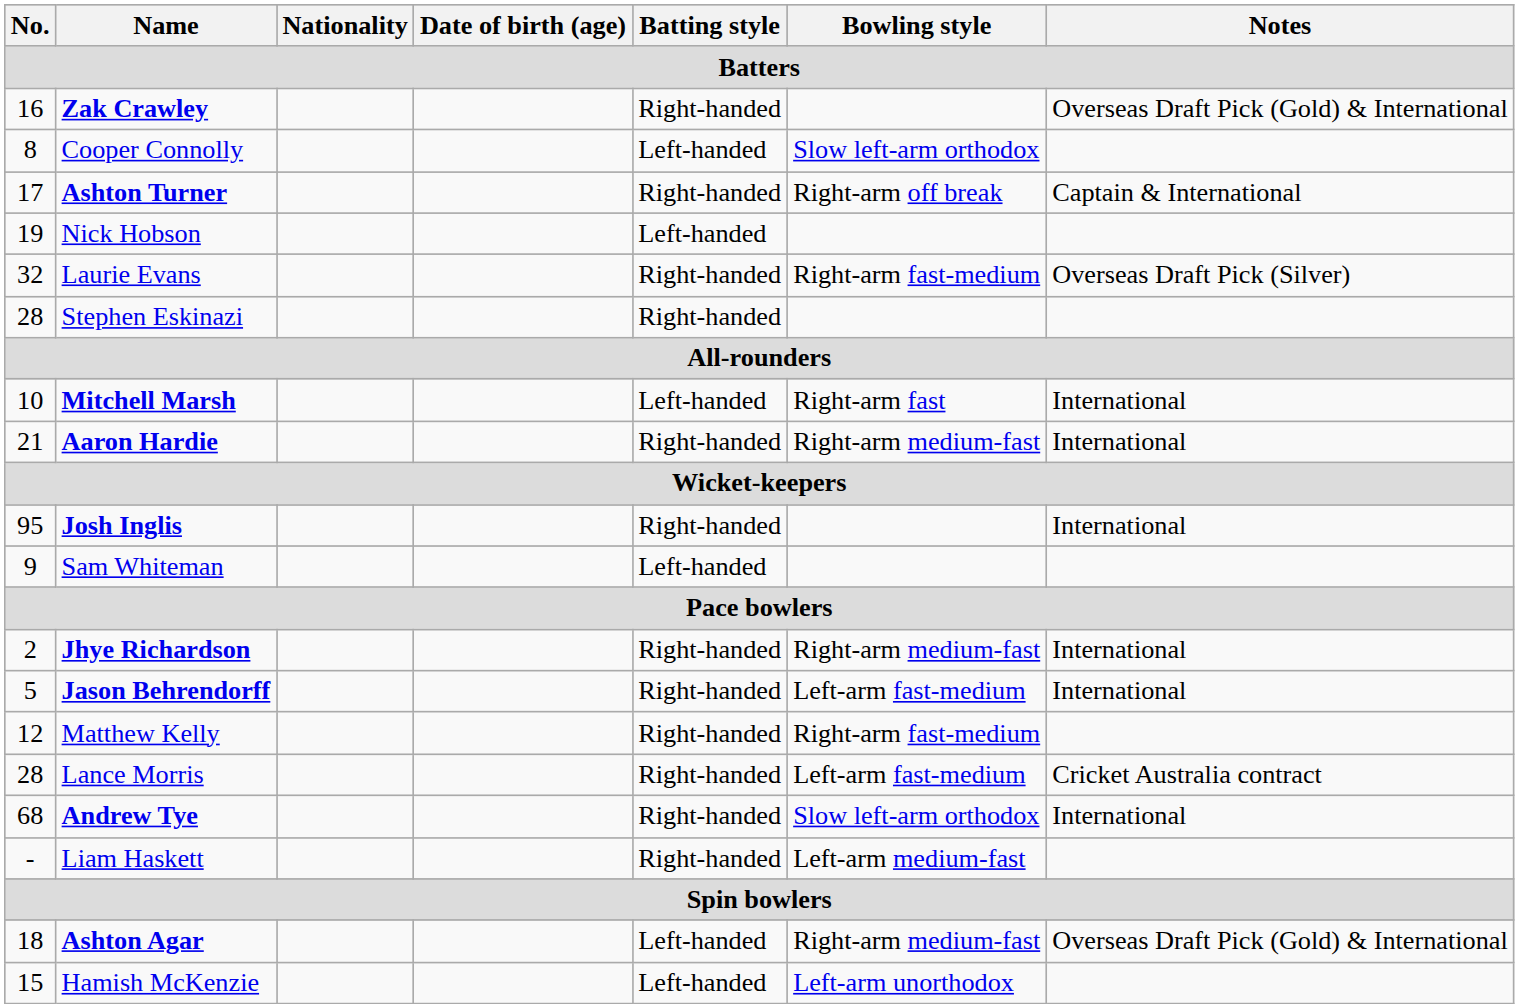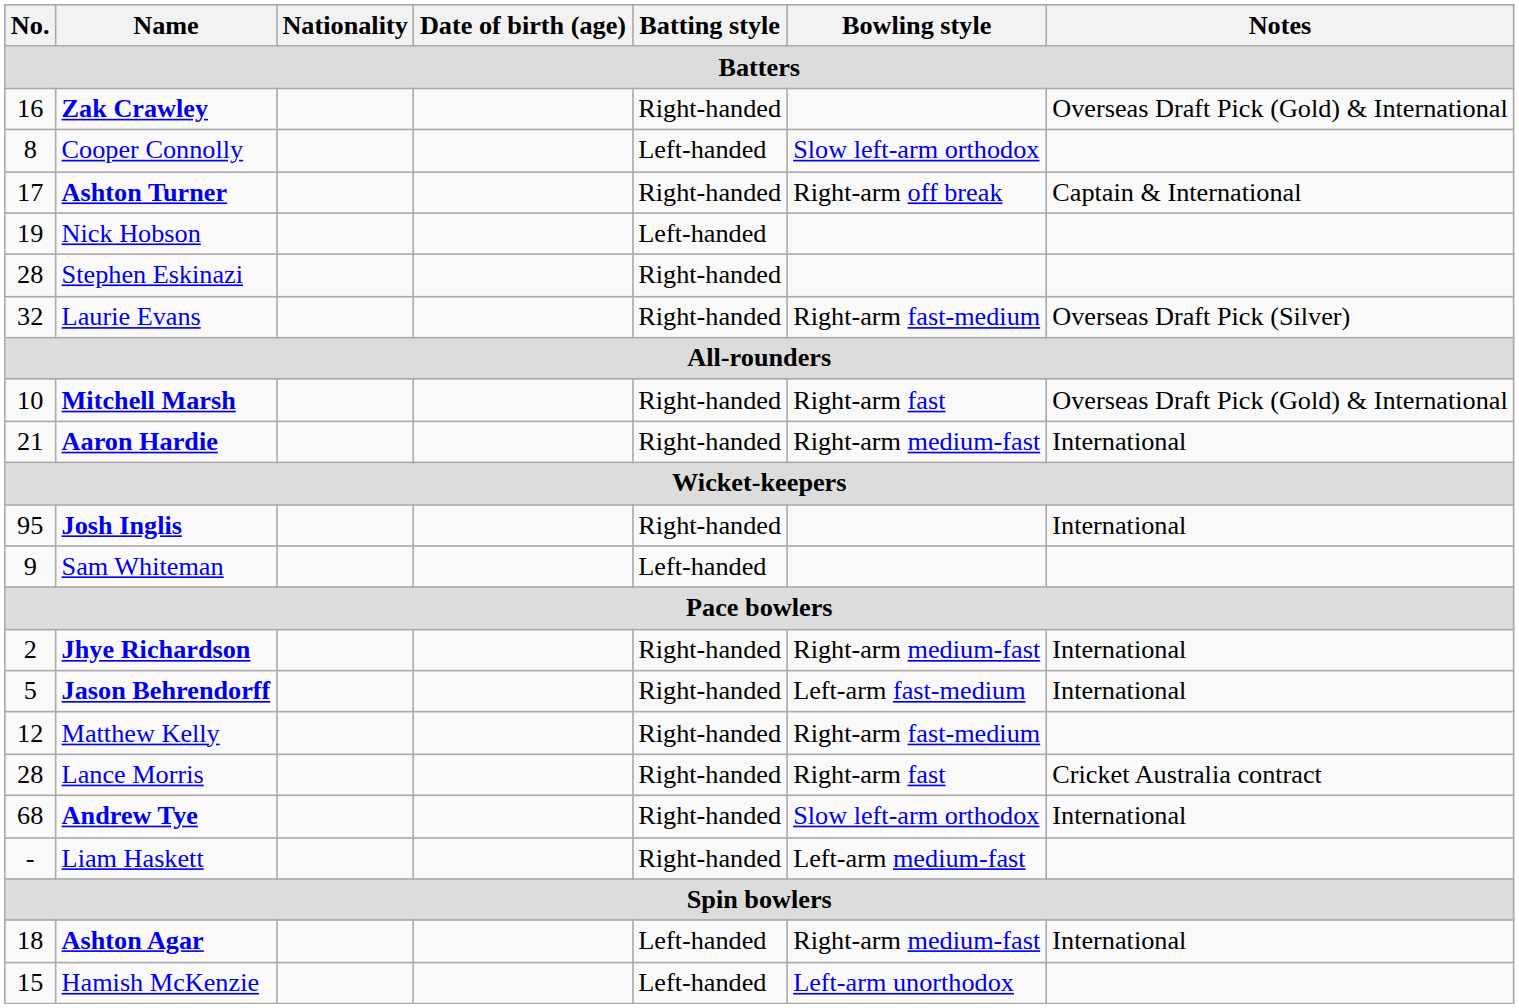rows swapped: (152, 316) <-> (131, 274)
(702, 399) Left-handed -> (710, 399) Right-handed
(1119, 399) International -> (1280, 399) Overseas Draft Pick (Gold) & International
(909, 774) Left-arm fast-medium -> (869, 774) Right-arm fast
(1280, 940) Overseas Draft Pick (Gold) & International -> (1119, 940) International
